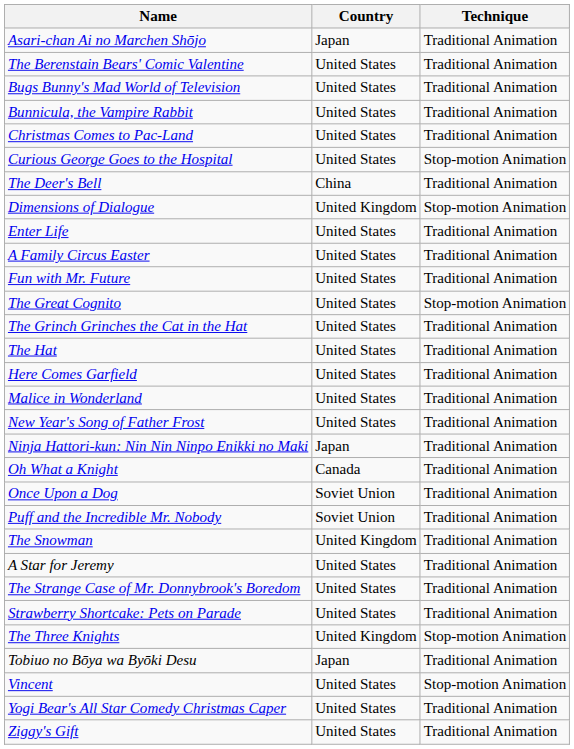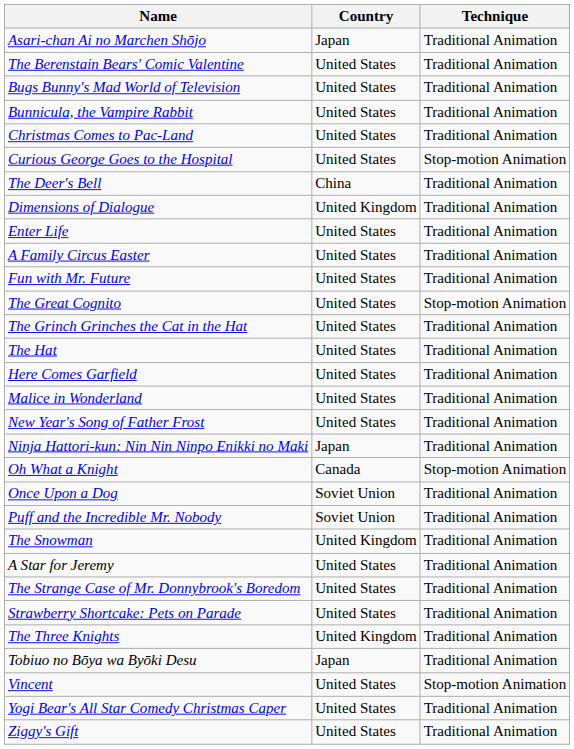(495, 207) Stop-motion Animation -> (490, 207) Traditional Animation
(490, 469) Traditional Animation -> (495, 469) Stop-motion Animation
(495, 636) Stop-motion Animation -> (490, 636) Traditional Animation
